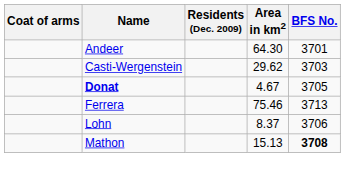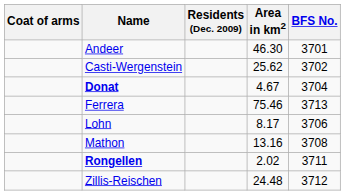(268, 49) 64.30 -> (268, 49) 46.30
(268, 67) 29.62 -> (268, 67) 25.62
(314, 67) 3703 -> (314, 67) 3702
(314, 86) 3705 -> (314, 86) 3704
(268, 124) 8.37 -> (268, 124) 8.17
(268, 143) 15.13 -> (268, 143) 13.16
(314, 143) bold -> (314, 143) normal
+ row: (114, 161)
+ row: (123, 180)
